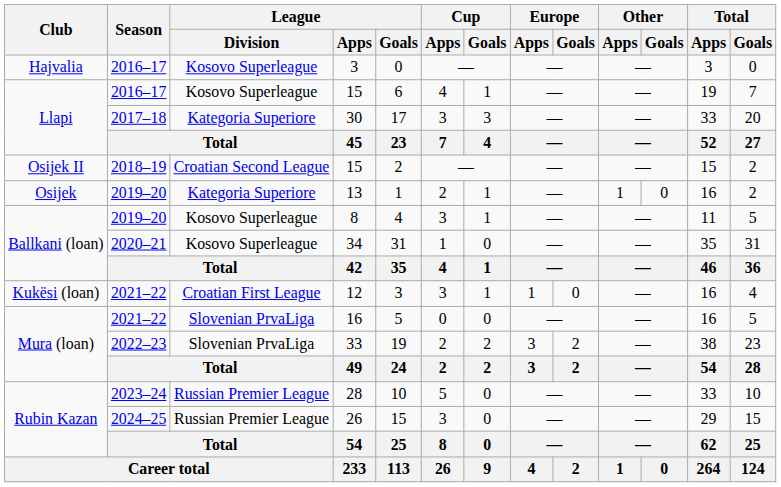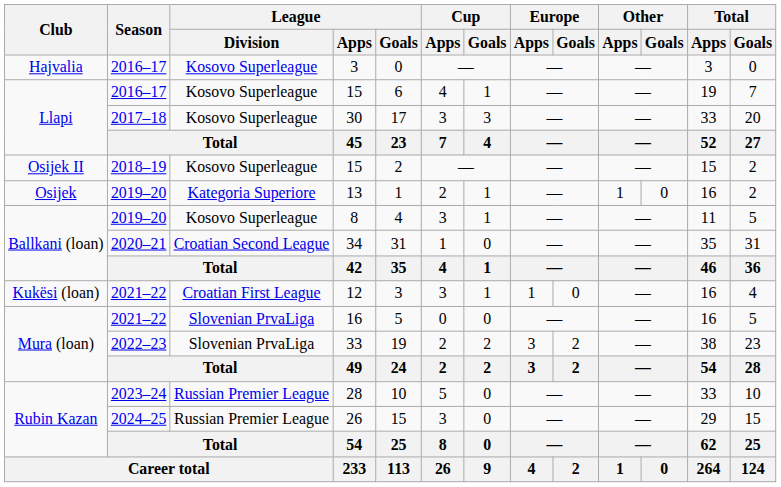(252, 117) Kategoria Superiore -> (251, 117) Kosovo Superleague
(252, 167) Croatian Second League -> (251, 167) Kosovo Superleague
(251, 243) Kosovo Superleague -> (252, 243) Croatian Second League
